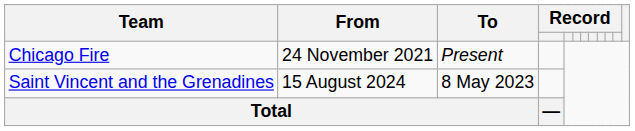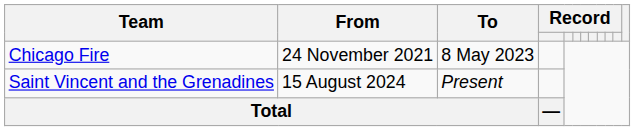(472, 54) Present -> (488, 54) 8 May 2023
(488, 83) 8 May 2023 -> (472, 83) Present
